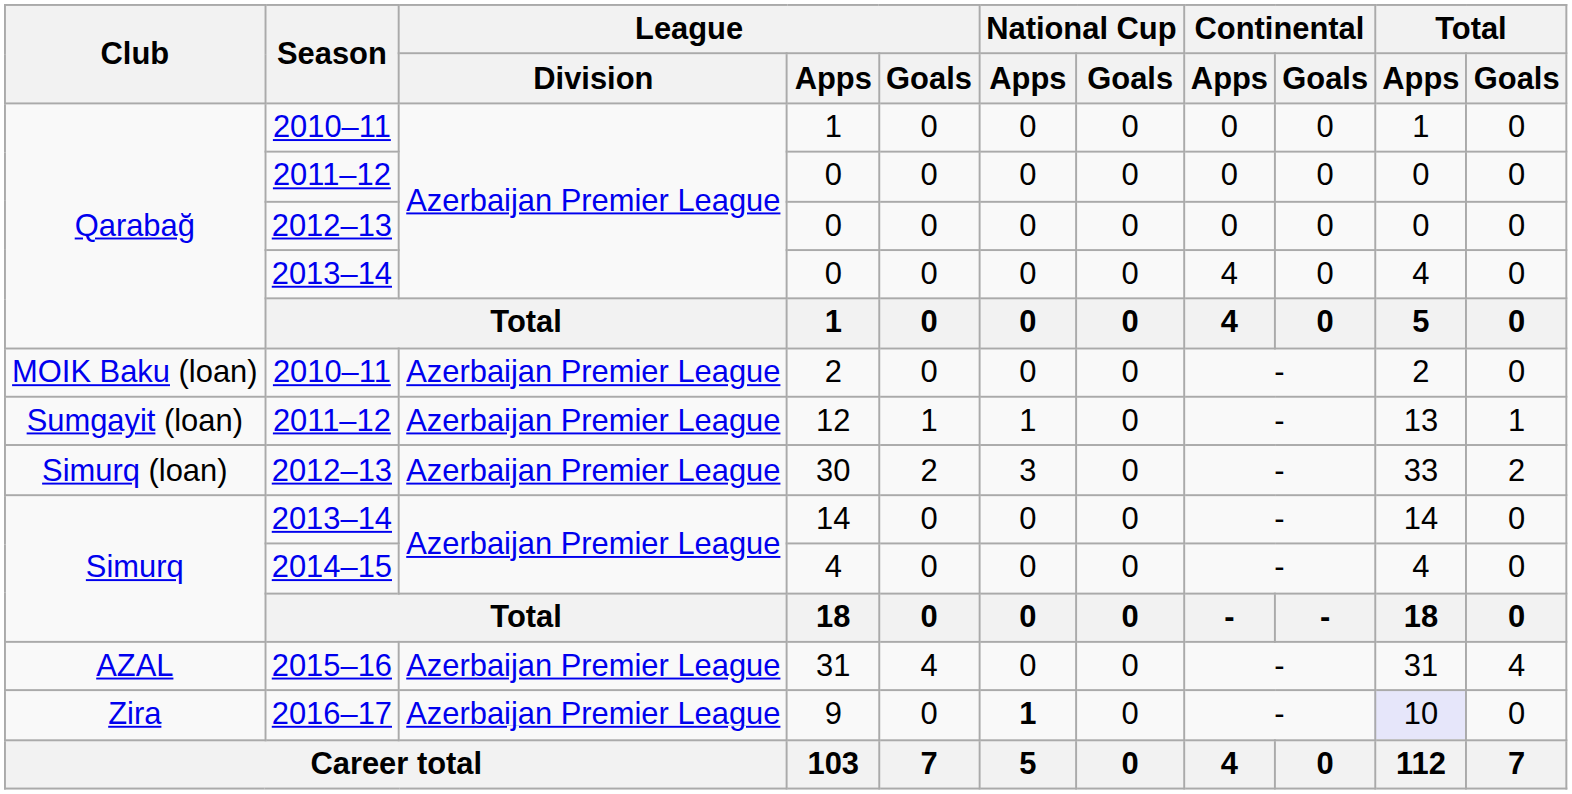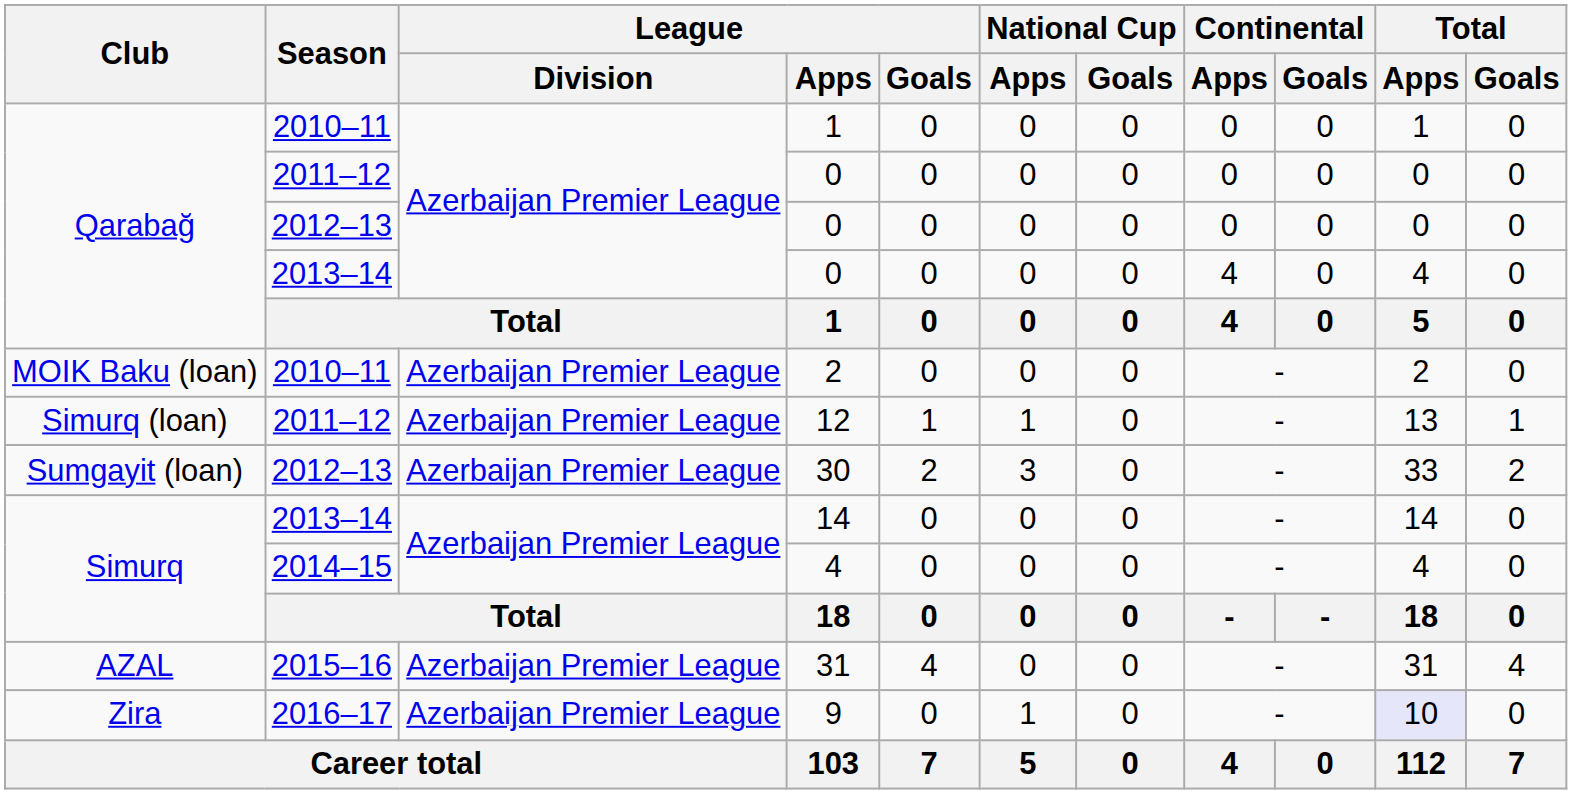(135, 420) Sumgayit (loan) -> (135, 420) Simurq (loan)
(135, 469) Simurq (loan) -> (135, 469) Sumgayit (loan)
(1028, 714) bold -> (1028, 714) normal
